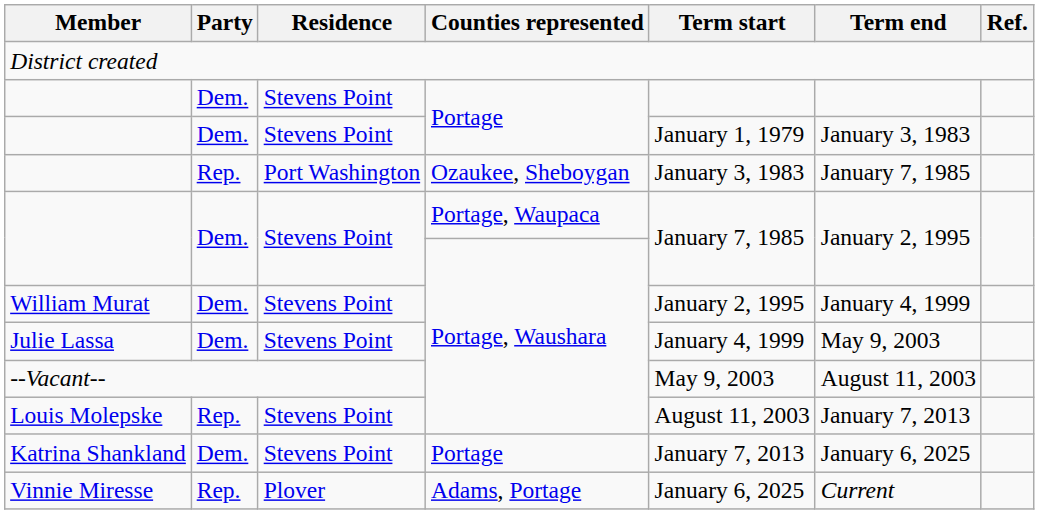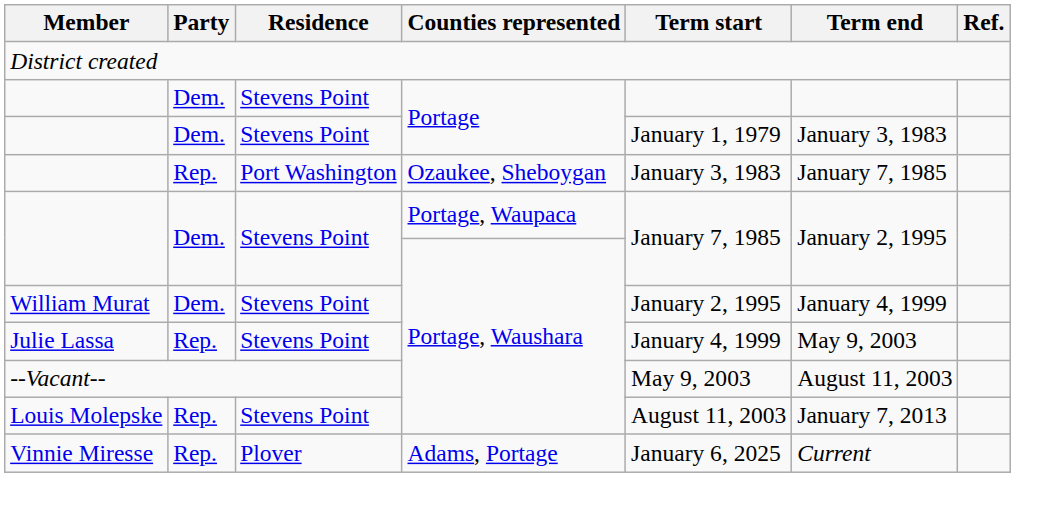(223, 341) Dem. -> (195, 341) Rep.
- row: (98, 452)
